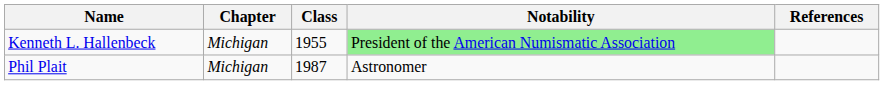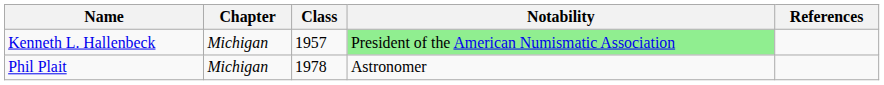(311, 42) 1955 -> (311, 42) 1957
(311, 67) 1987 -> (311, 67) 1978
